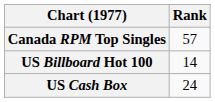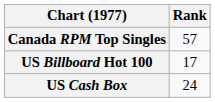(190, 62) 14 -> (190, 62) 17
